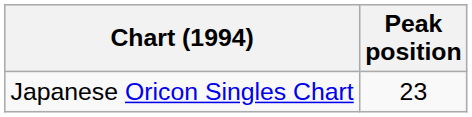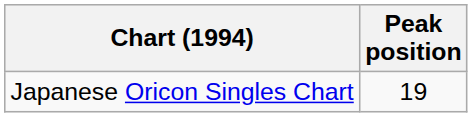(413, 91) 23 -> (413, 91) 19
